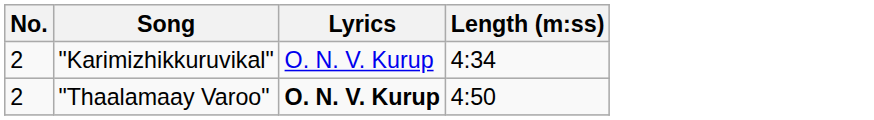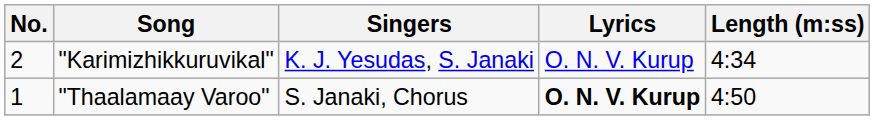+ column: (409, 23)
(17, 97) 2 -> (17, 97) 1
